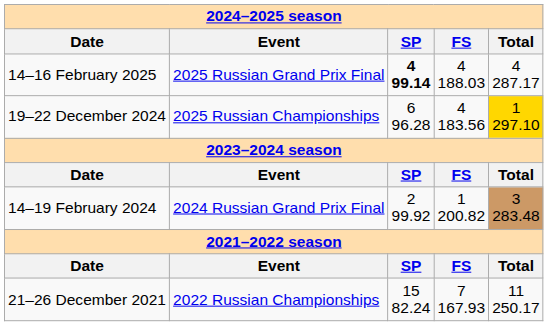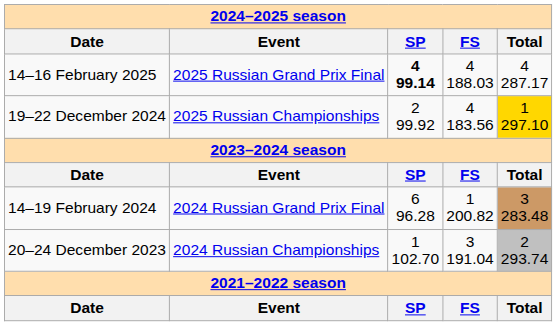(411, 116) 6 96.28 -> (415, 116) 2 99.92
(411, 208) 2 99.92 -> (415, 208) 6 96.28
+ row: (87, 250)
- row: (87, 299)
